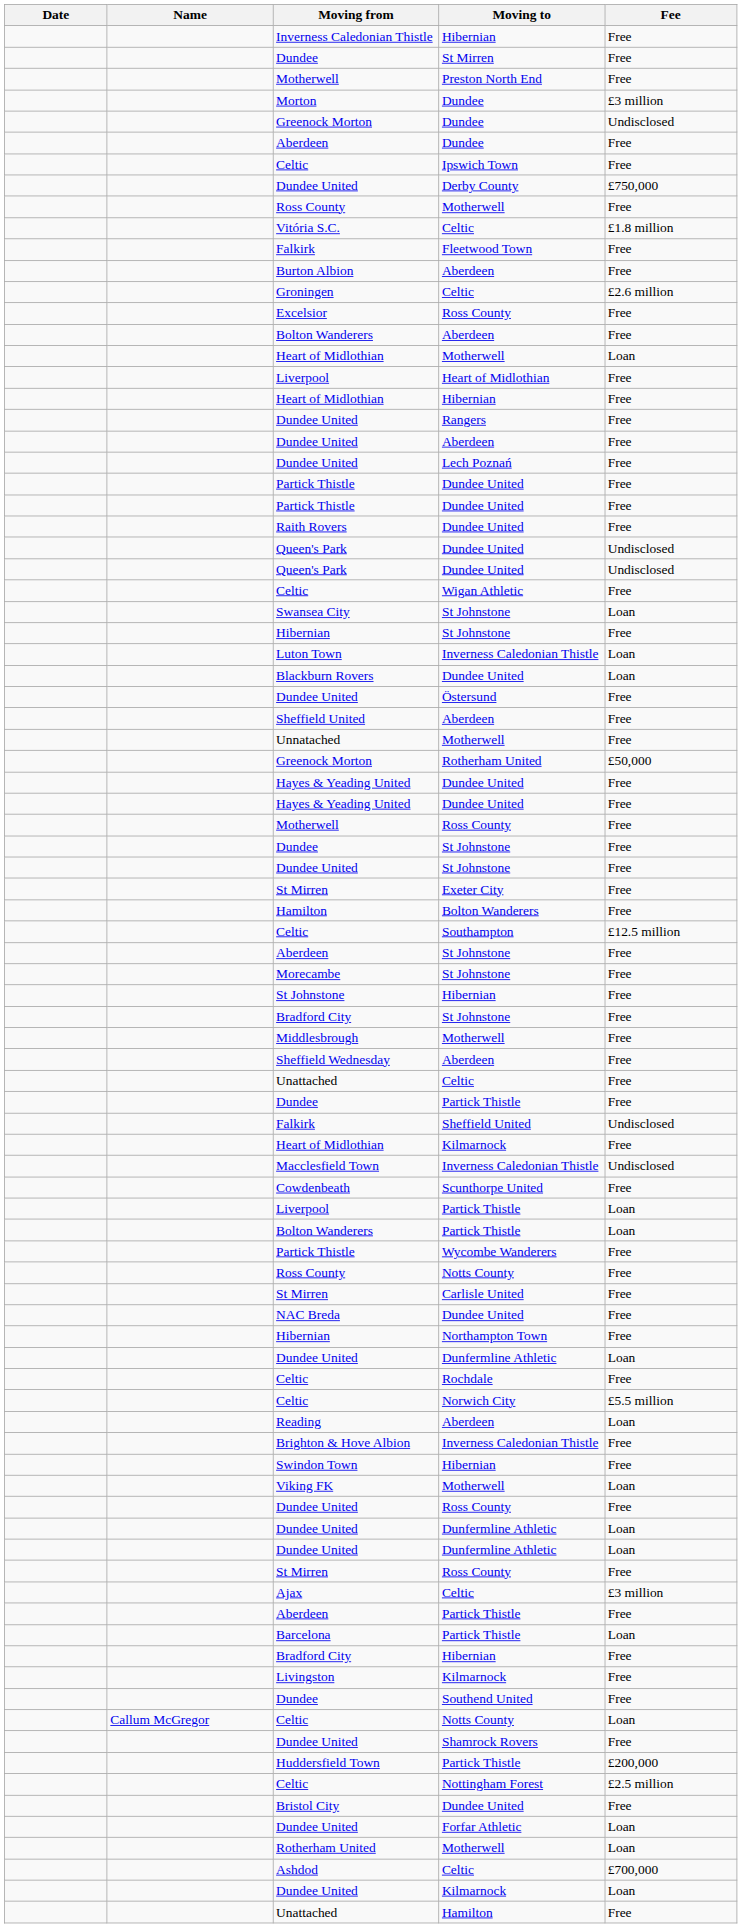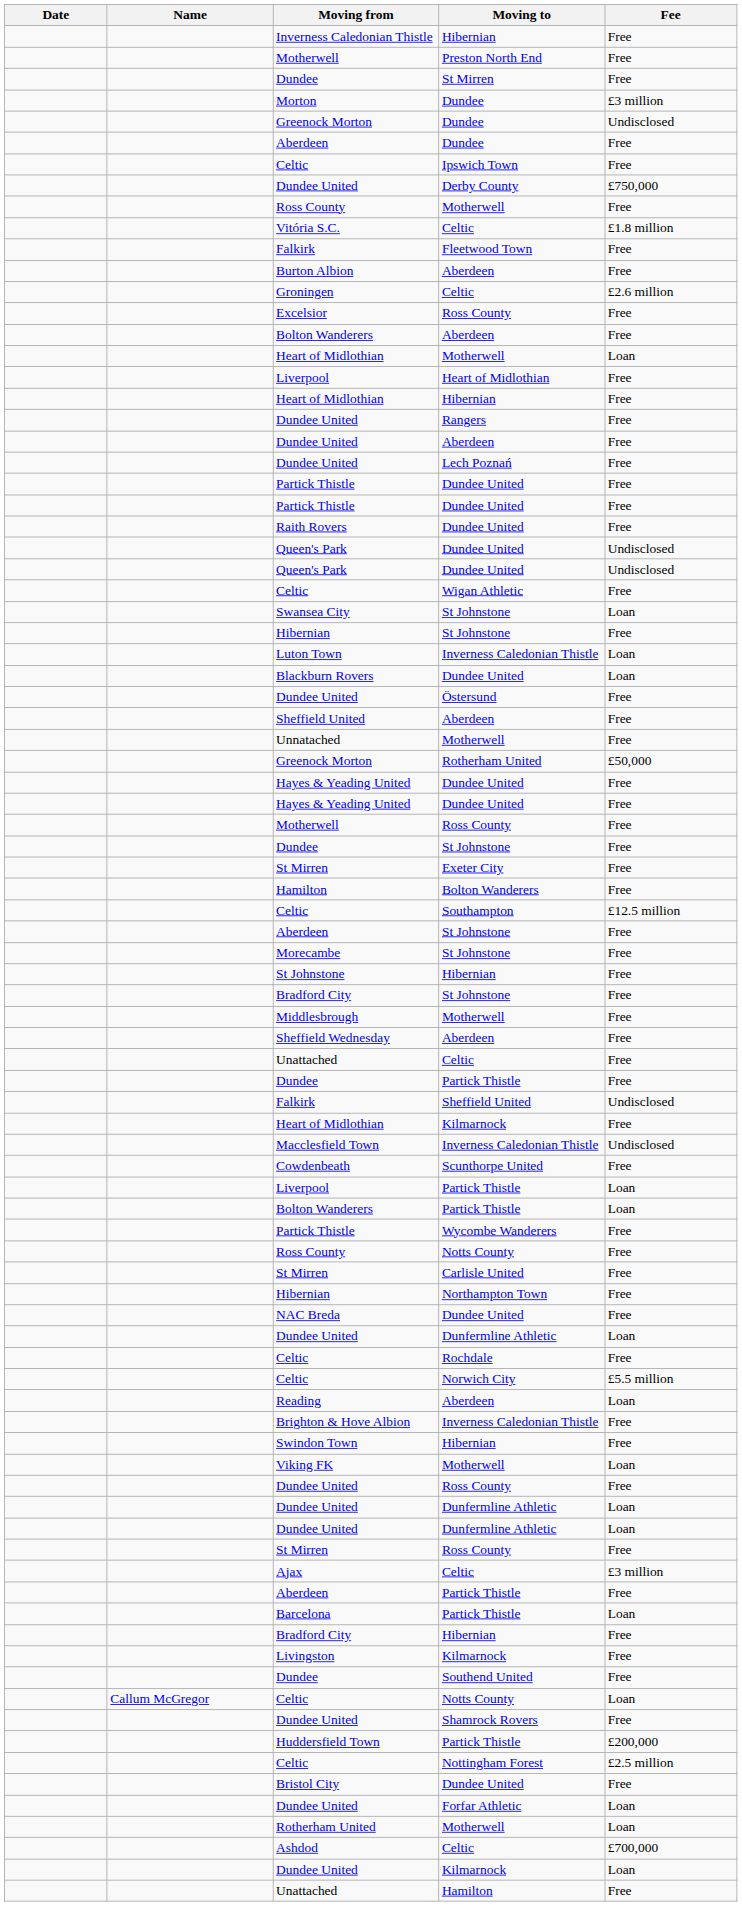rows swapped: (297, 57) <-> (307, 79)
- row: (317, 867)
rows swapped: (308, 1315) <-> (303, 1336)
